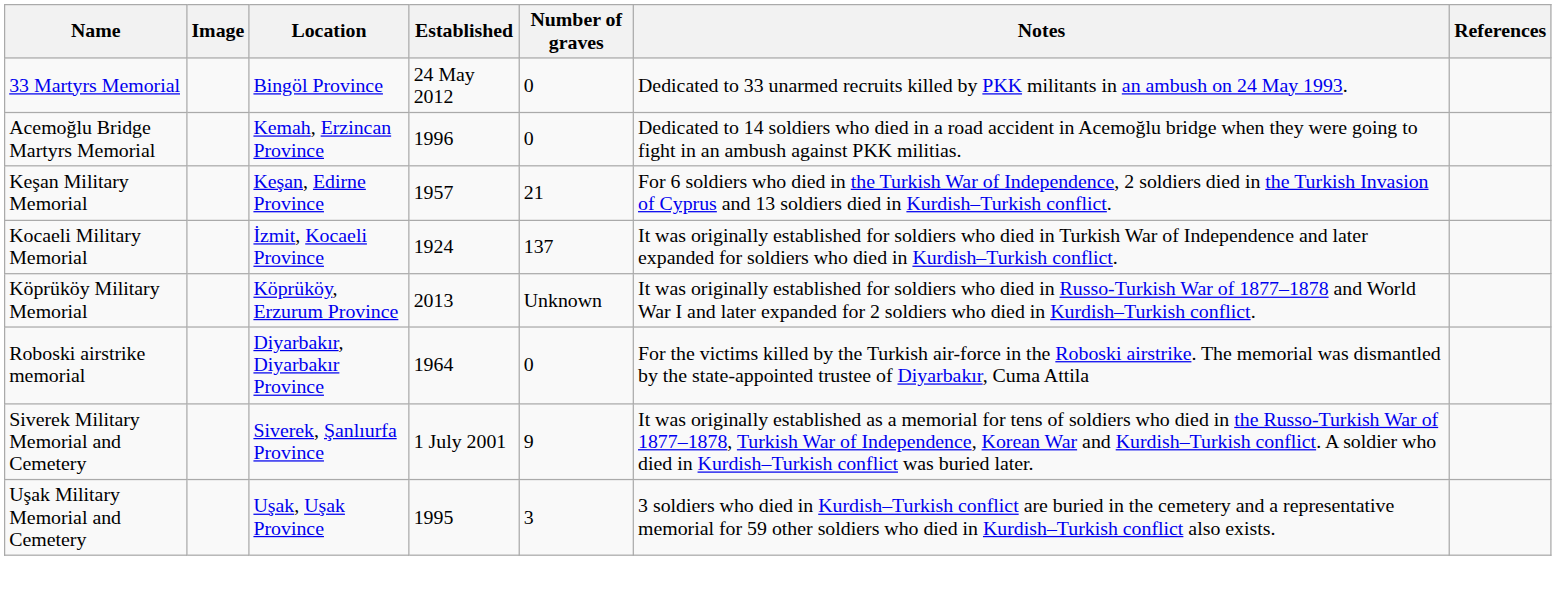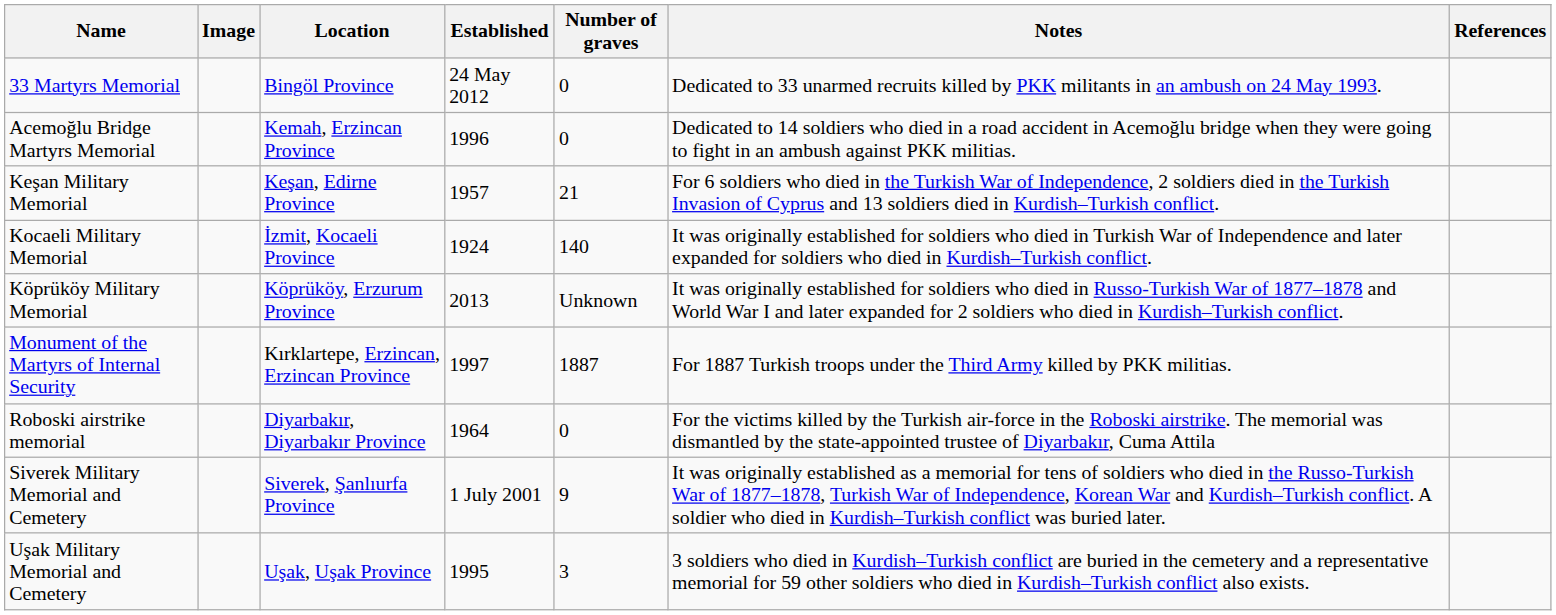(539, 246) 137 -> (574, 246) 140
+ row: (85, 365)
